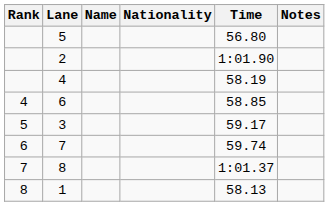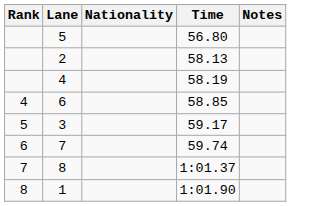- column: (101, 15)
(246, 59) 1:01.90 -> (208, 59) 58.13
(246, 190) 58.13 -> (208, 190) 1:01.90
